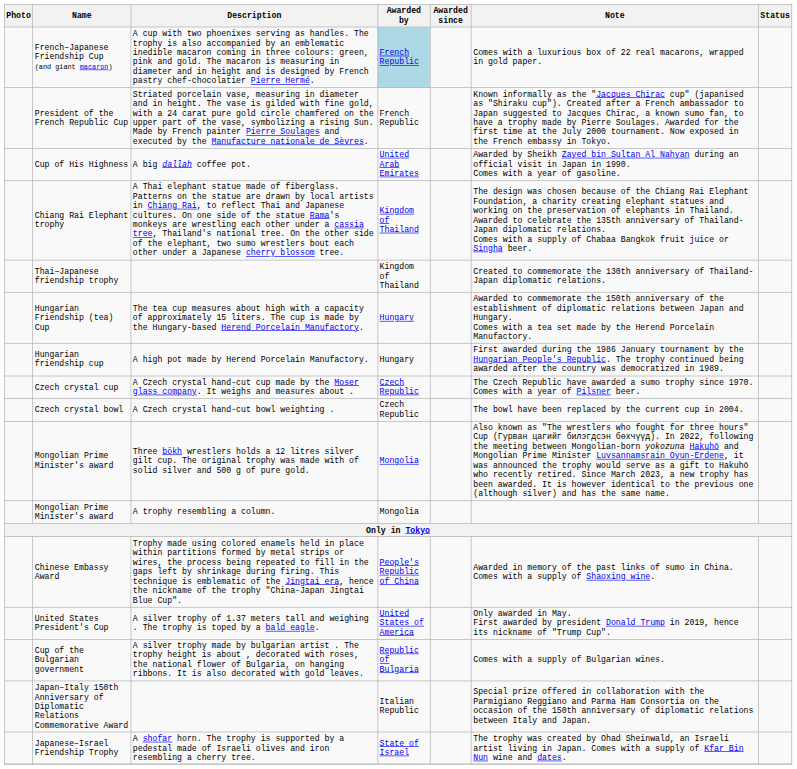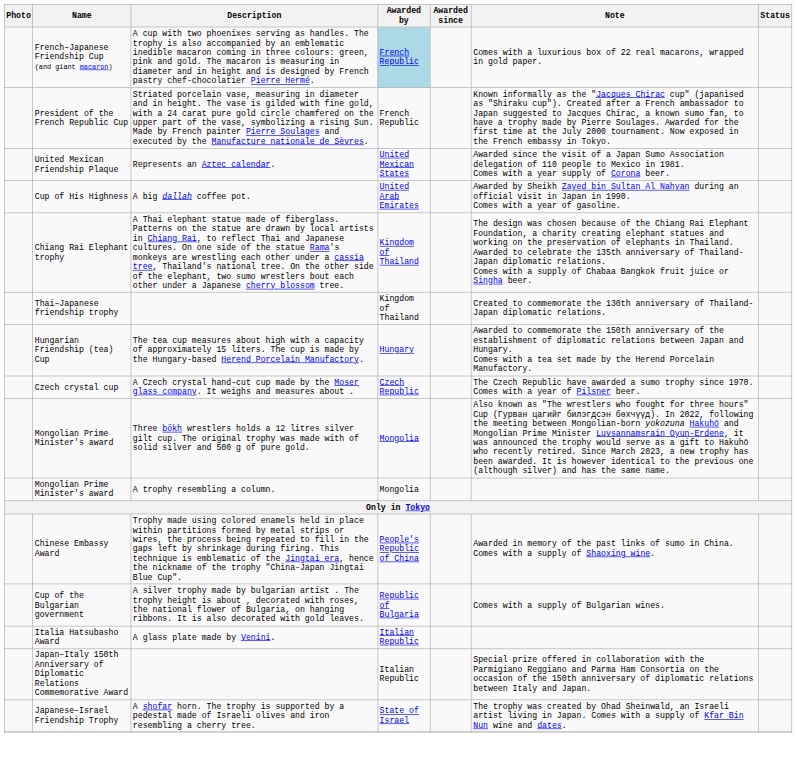+ row: (77, 164)
- row: (69, 360)
- row: (79, 410)
- row: (72, 623)
+ row: (77, 637)
